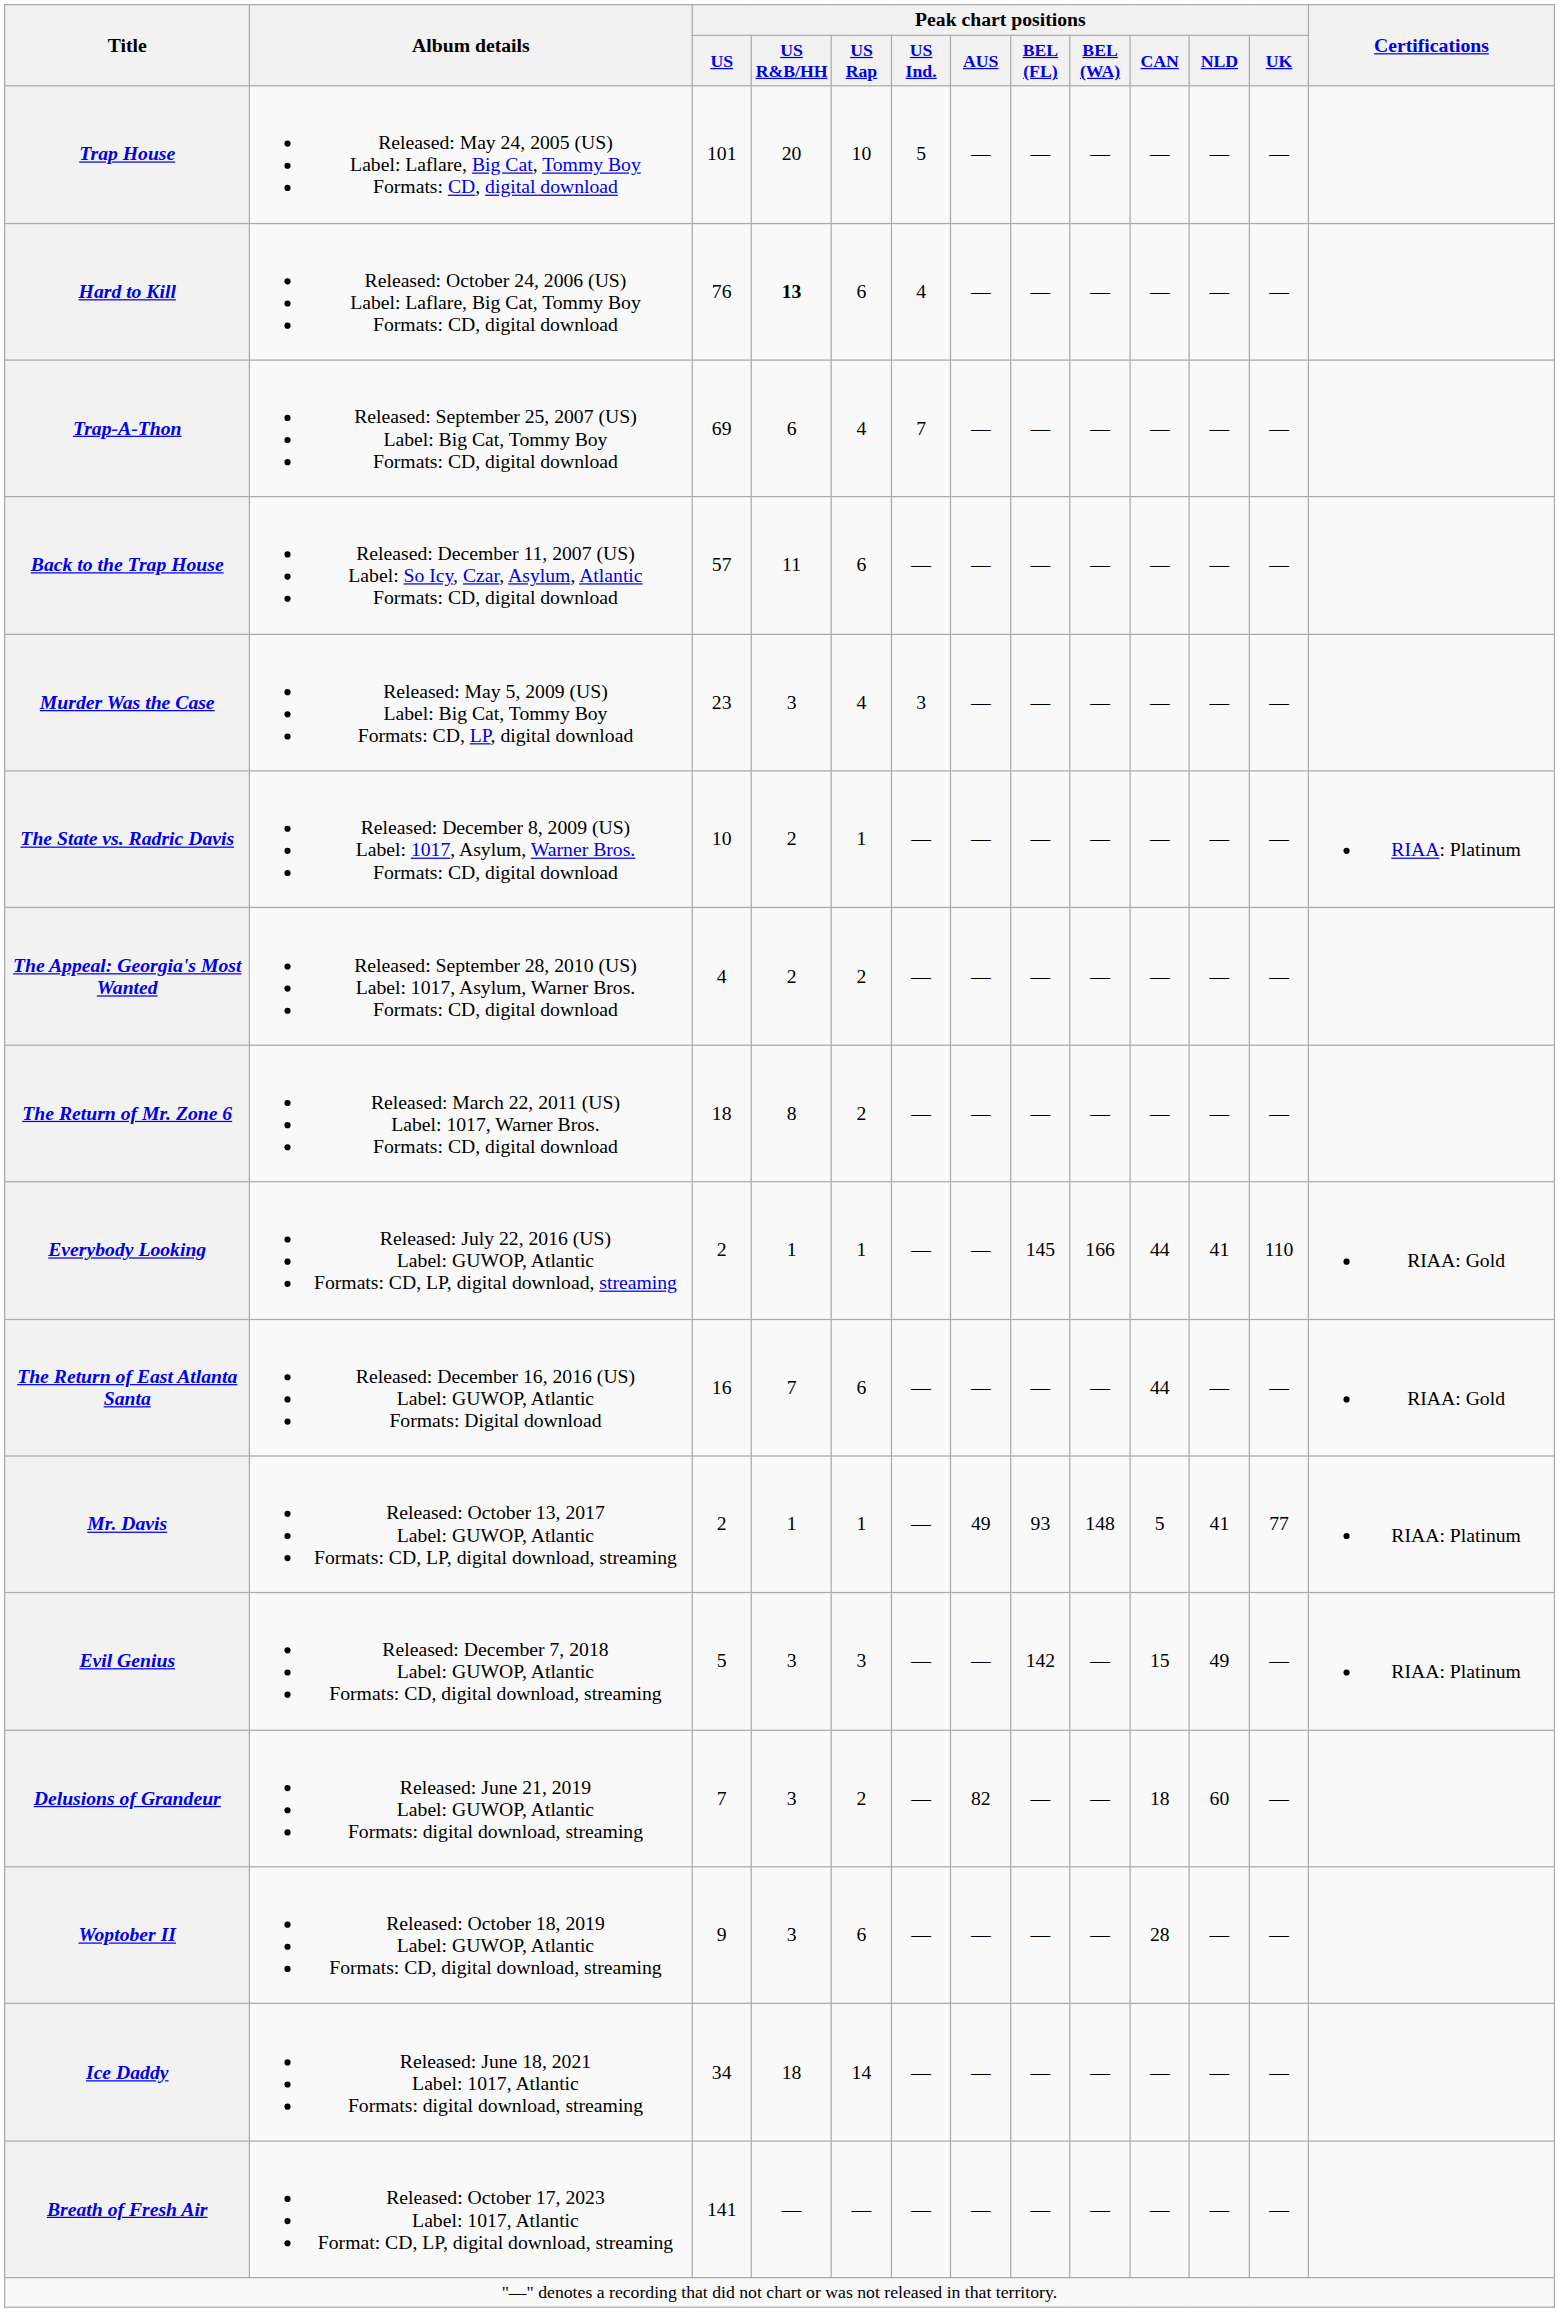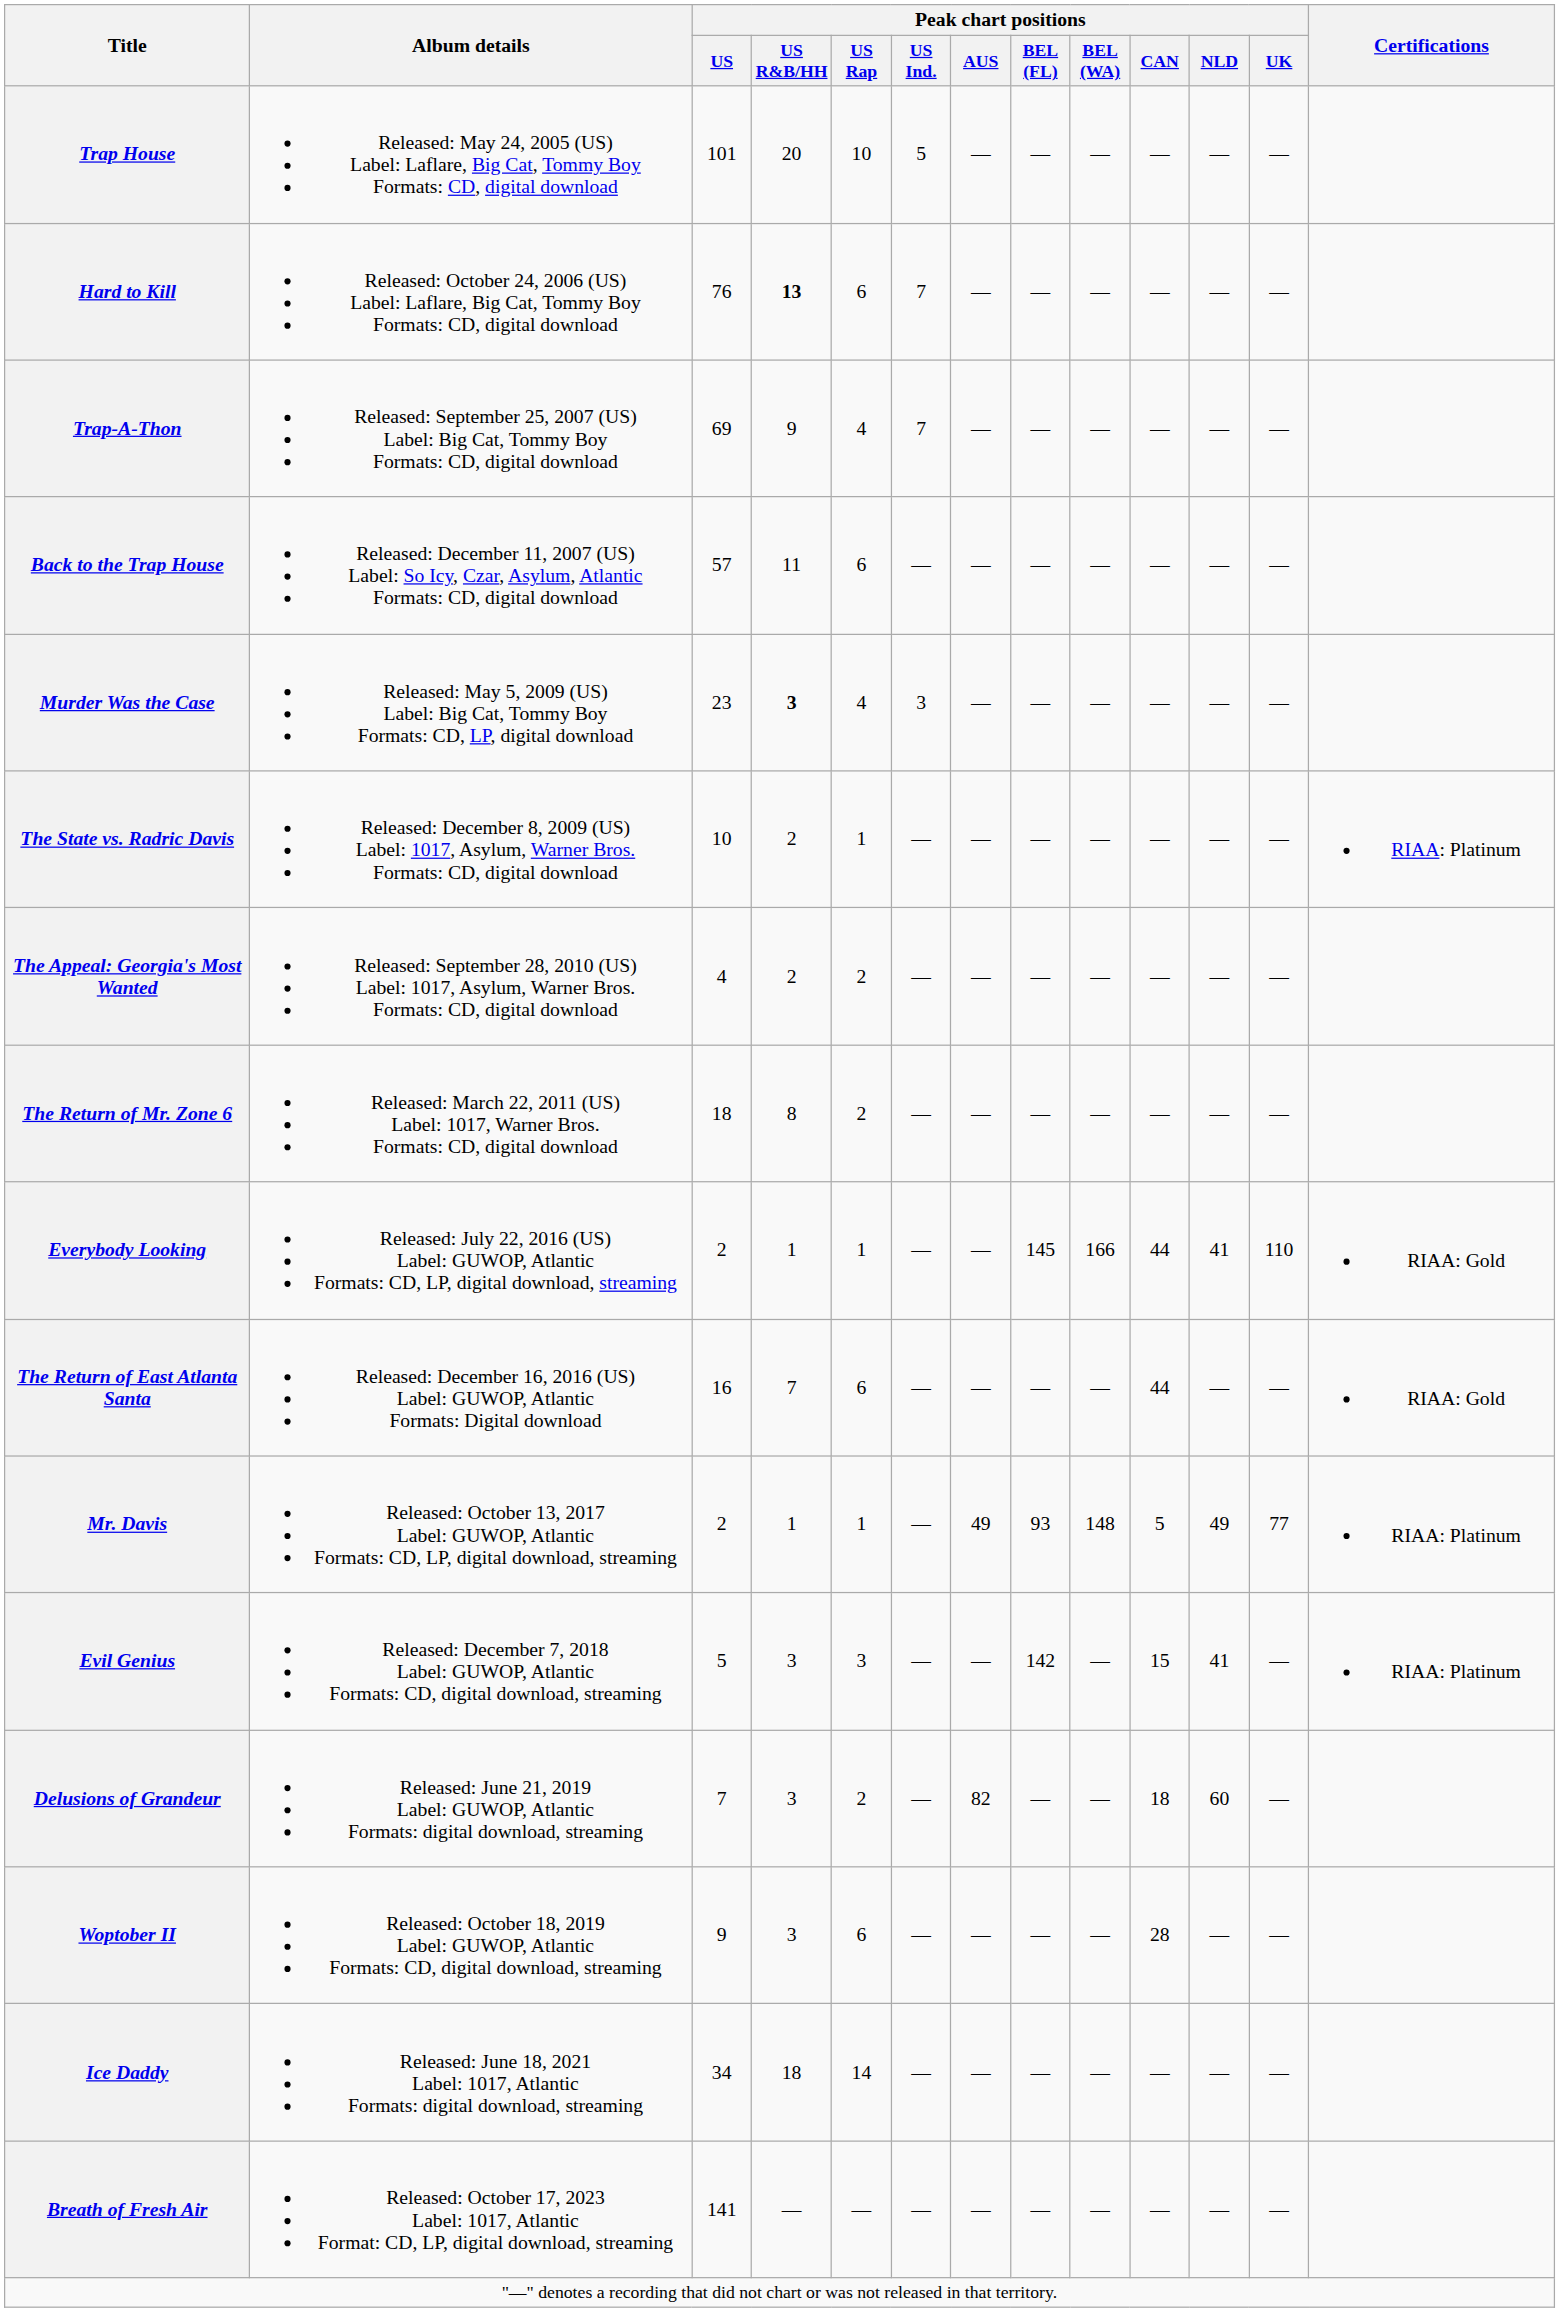(921, 291) 4 -> (921, 291) 7
(792, 428) 6 -> (792, 428) 9
(792, 702) normal -> (792, 702) bold
(1219, 1524) 41 -> (1219, 1524) 49
(1219, 1661) 49 -> (1219, 1661) 41
